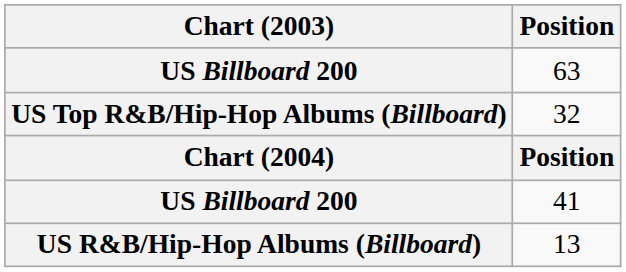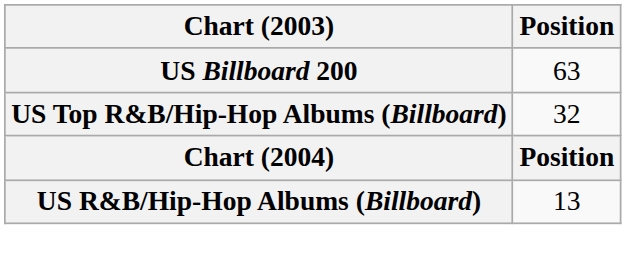- row: (567, 200)
